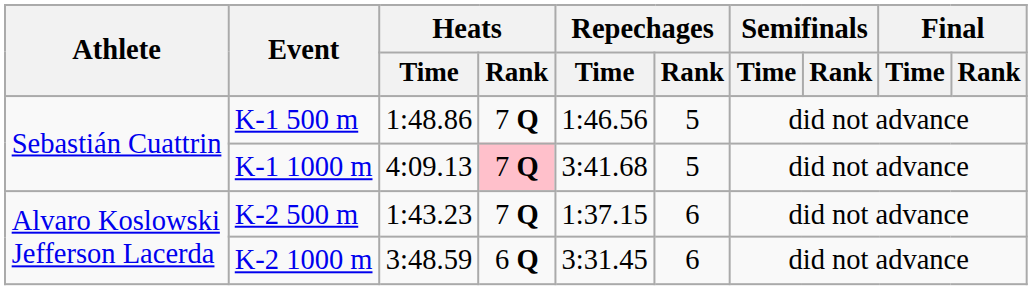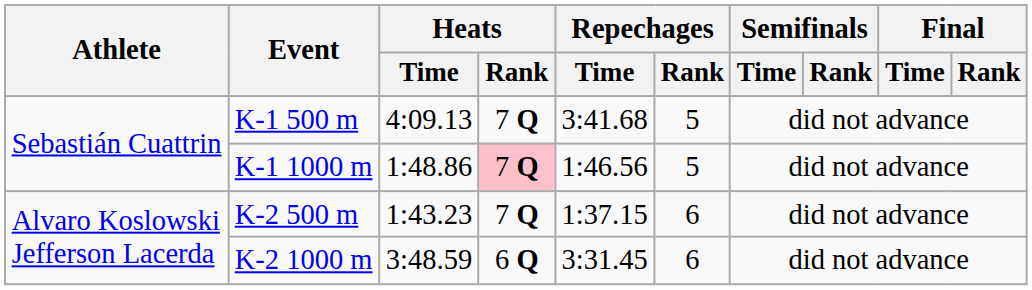(429, 119) 1:48.86 -> (429, 119) 4:09.13
(605, 119) 1:46.56 -> (605, 119) 3:41.68
(429, 166) 4:09.13 -> (429, 166) 1:48.86
(605, 166) 3:41.68 -> (605, 166) 1:46.56
